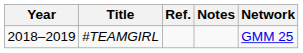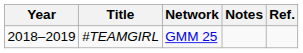columns swapped: (268, 15) <-> (178, 15)
